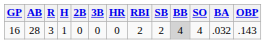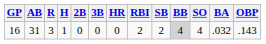(35, 30) 28 -> (35, 30) 31
